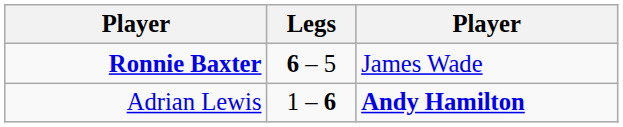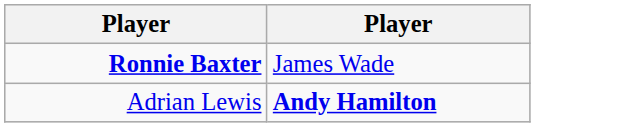- column: (311, 24)
